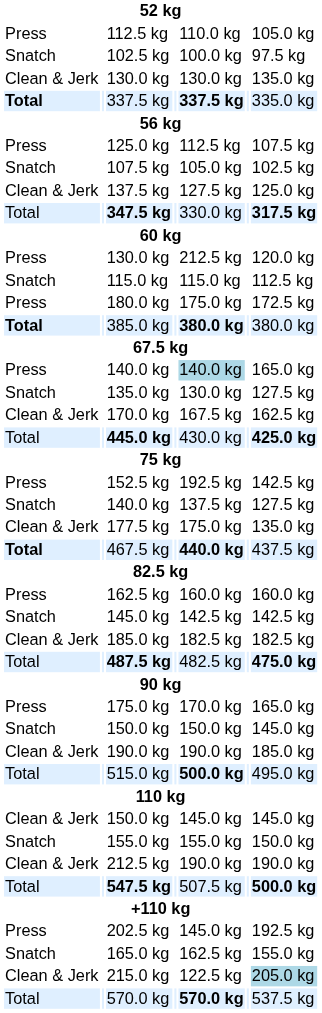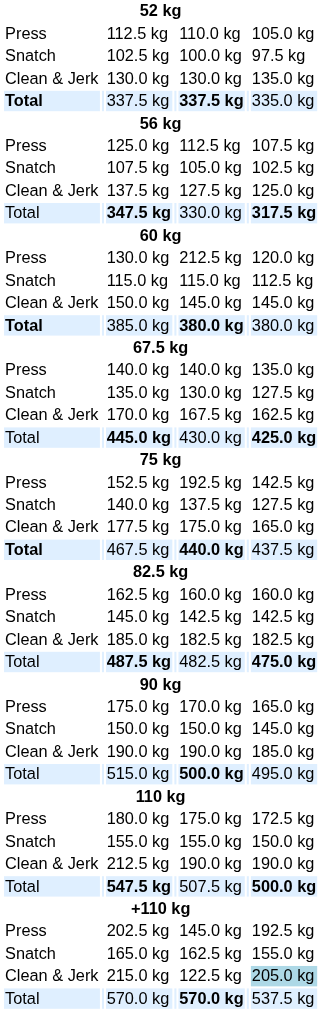rows swapped: (52, 819) <-> (26, 302)
(211, 370) lightblue background -> (211, 370) no background
(283, 370) 165.0 kg -> (283, 370) 135.0 kg
(283, 527) 135.0 kg -> (283, 527) 165.0 kg
